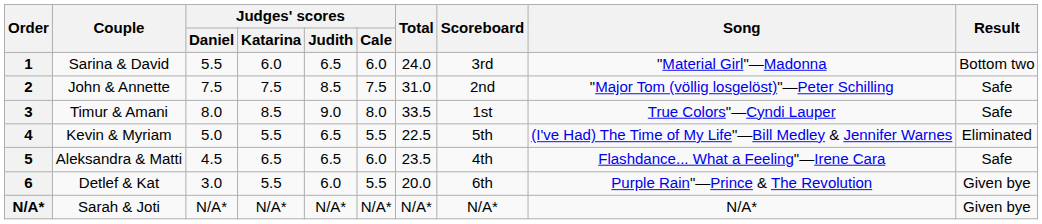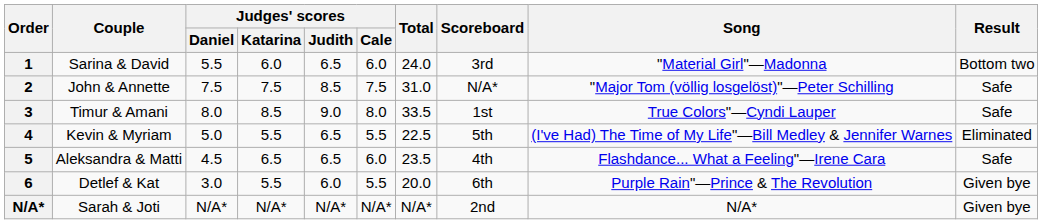(482, 87) 2nd -> (482, 87) N/A*
(482, 207) N/A* -> (482, 207) 2nd
